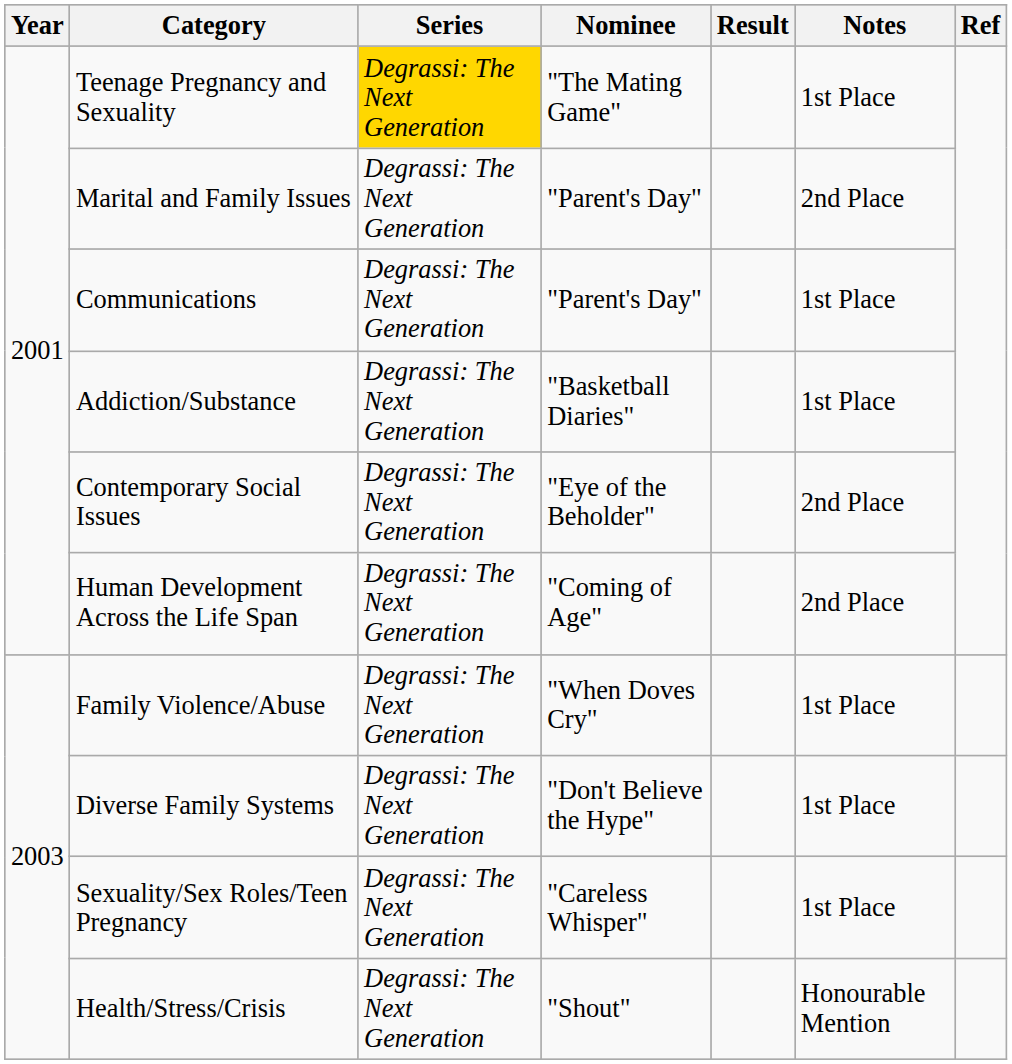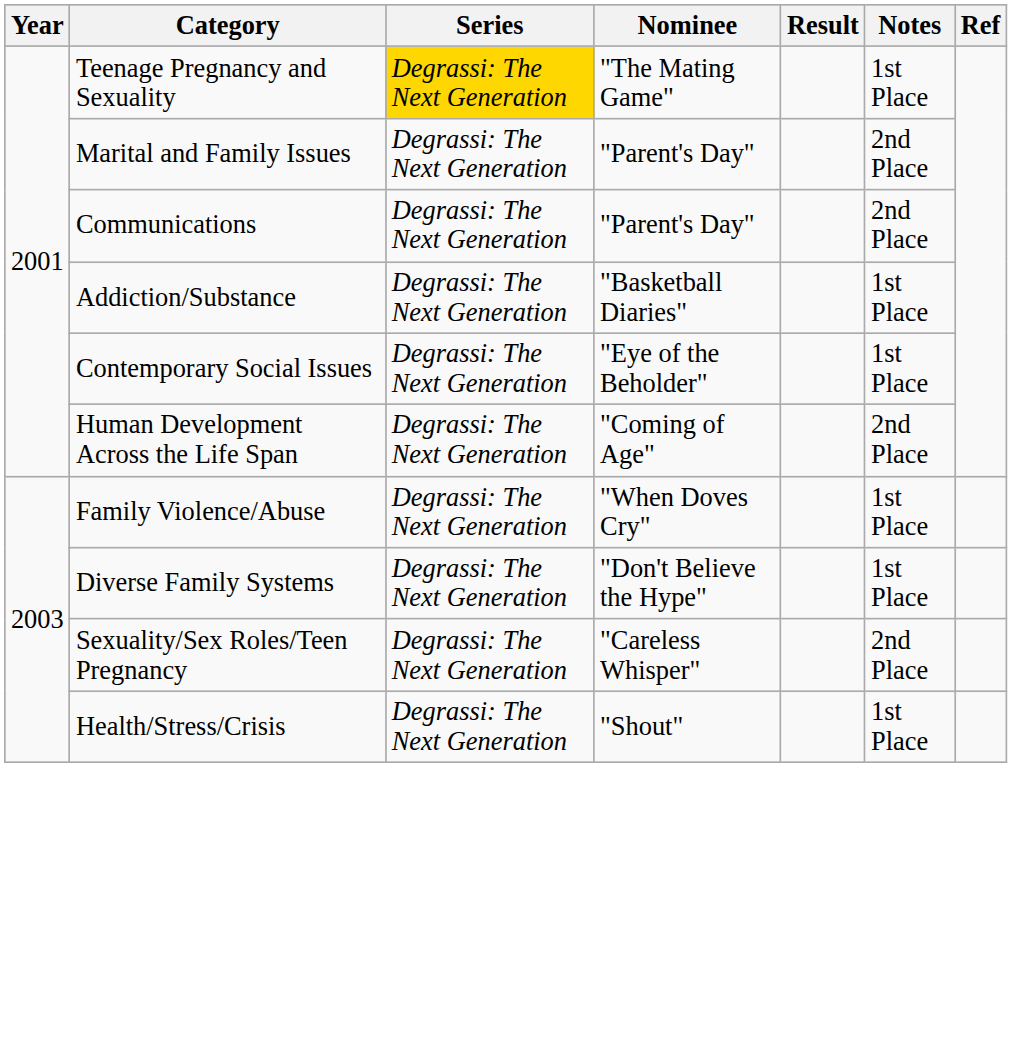(848, 299) 1st Place -> (900, 225) 2nd Place
(853, 502) 2nd Place -> (900, 368) 1st Place
(848, 907) 1st Place -> (900, 654) 2nd Place
(863, 1008) Honourable Mention -> (900, 726) 1st Place
